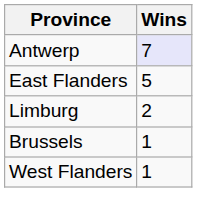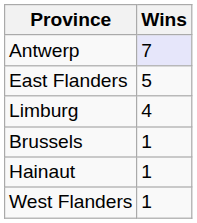(147, 111) 2 -> (147, 111) 4
+ row: (42, 171)
